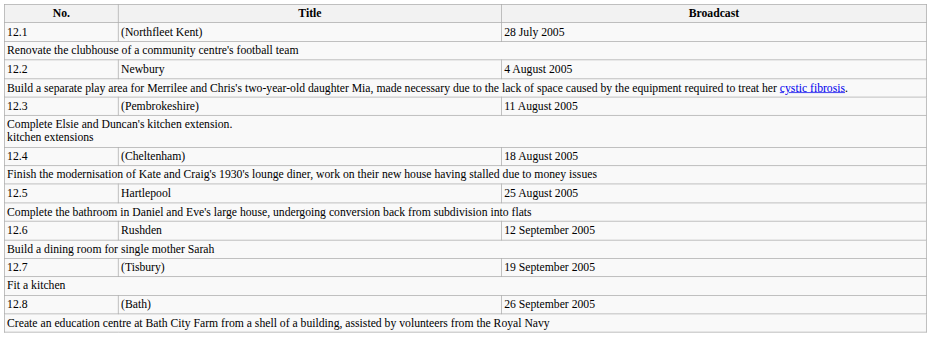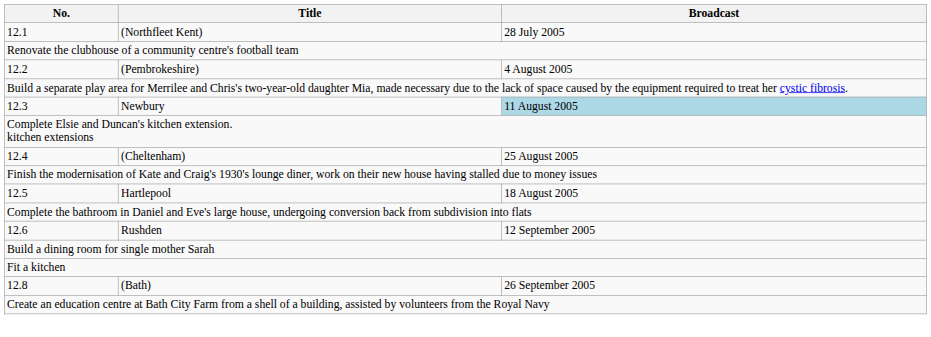(143, 69) Newbury -> (160, 69) (Pembrokeshire)
(160, 106) (Pembrokeshire) -> (143, 106) Newbury
(541, 106) no background -> (541, 106) lightblue background
(541, 156) 18 August 2005 -> (541, 156) 25 August 2005
(541, 193) 25 August 2005 -> (541, 193) 18 August 2005
- row: (17, 267)
